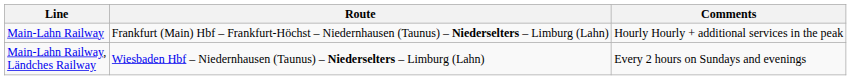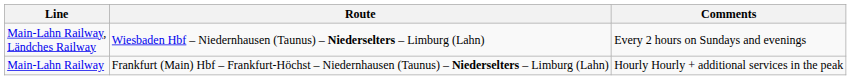rows swapped: (57, 58) <-> (56, 33)
